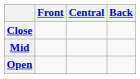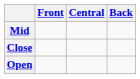rows swapped: (20, 30) <-> (20, 47)
